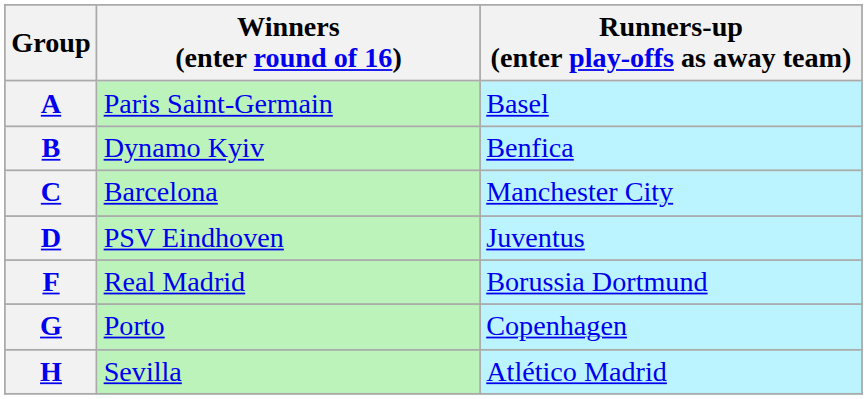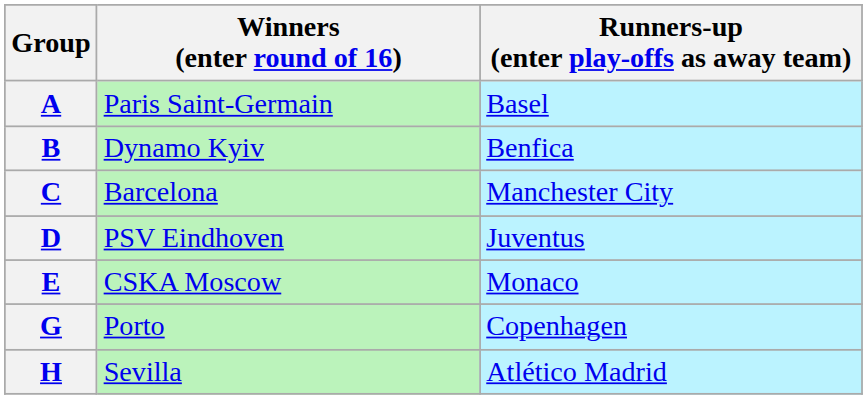+ row: (51, 281)
- row: (51, 281)
